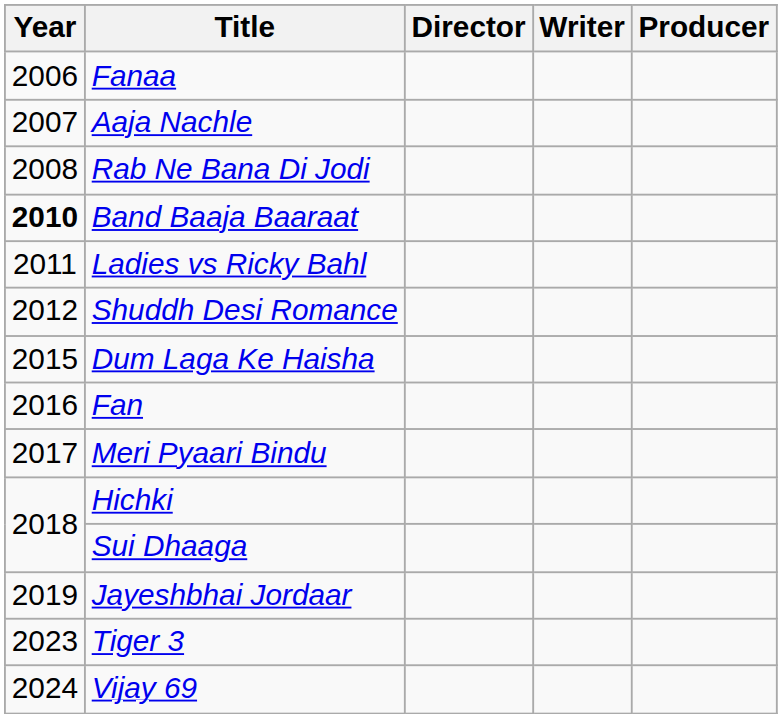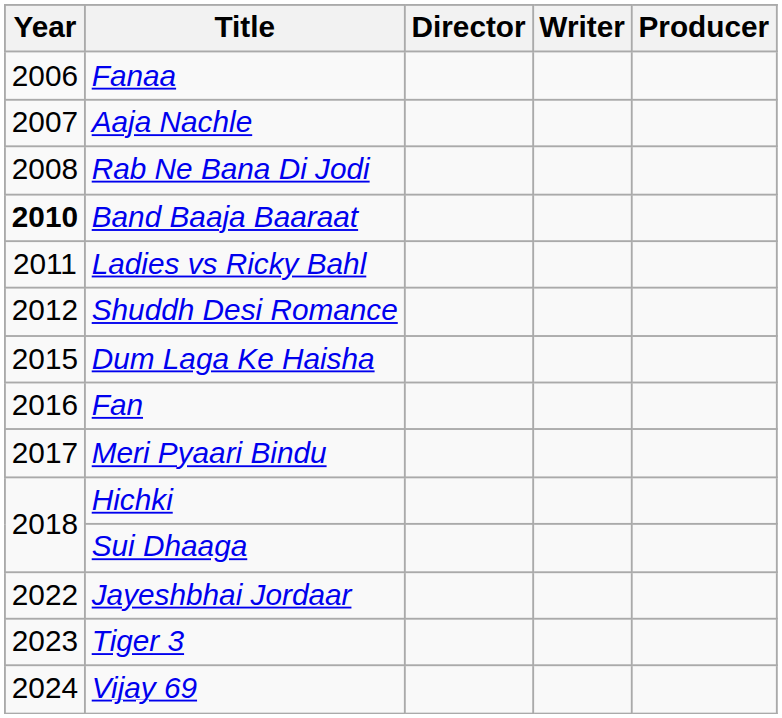(45, 594) 2019 -> (45, 594) 2022
